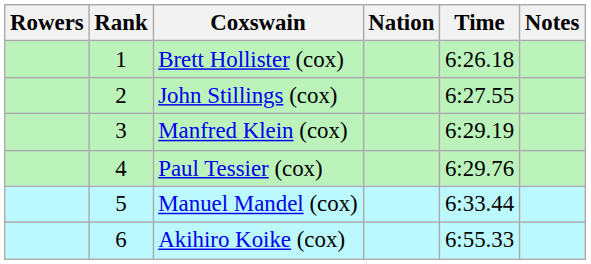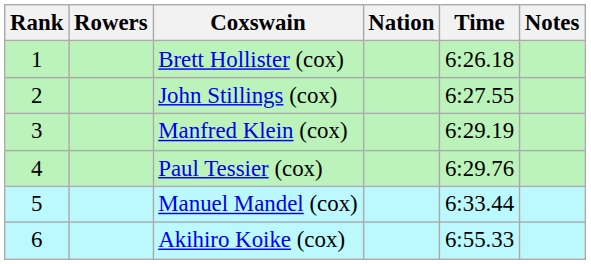columns swapped: (121, 22) <-> (47, 22)
